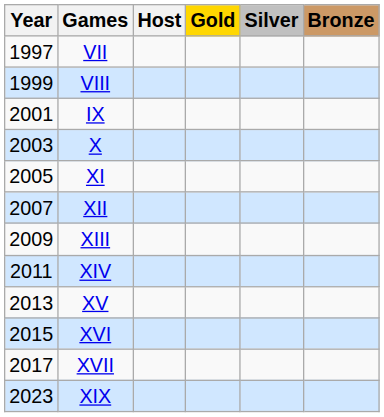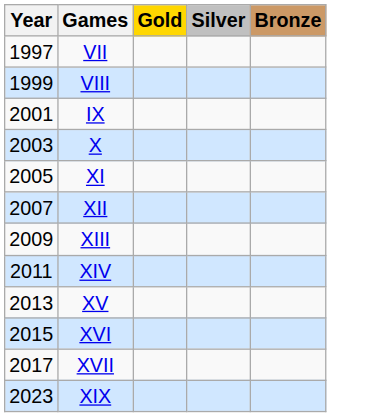- column: (159, 20)
